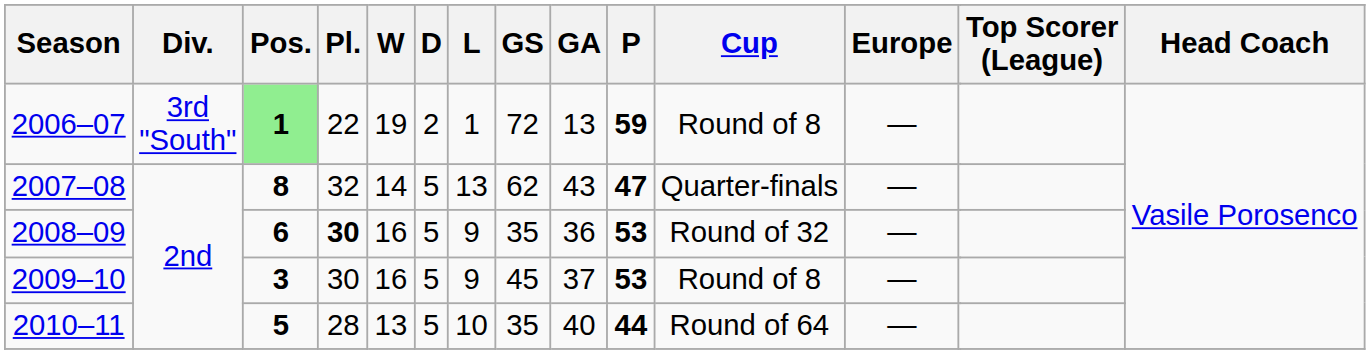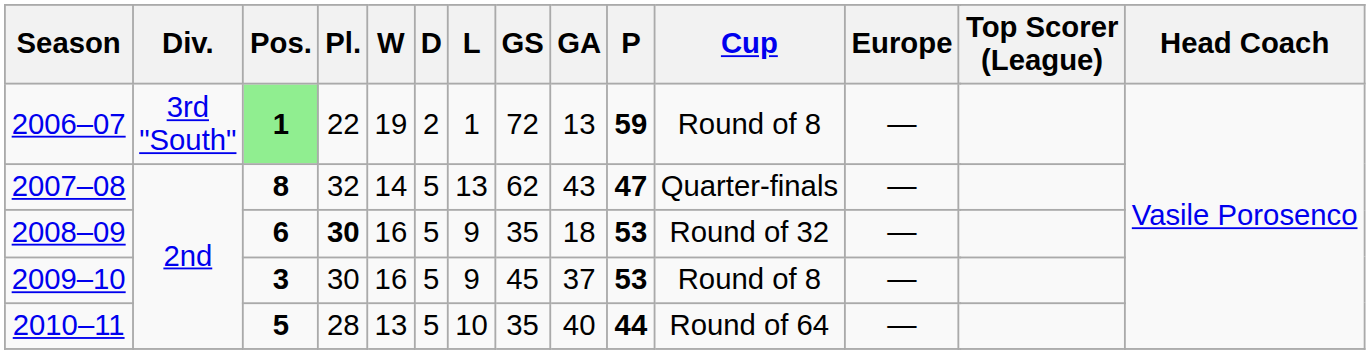(579, 232) 36 -> (579, 232) 18
